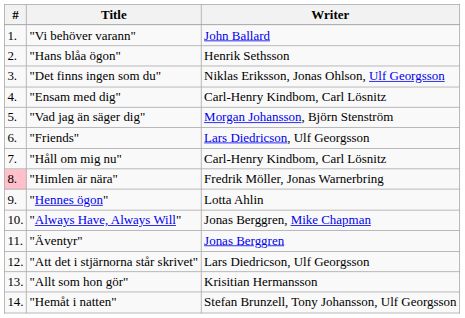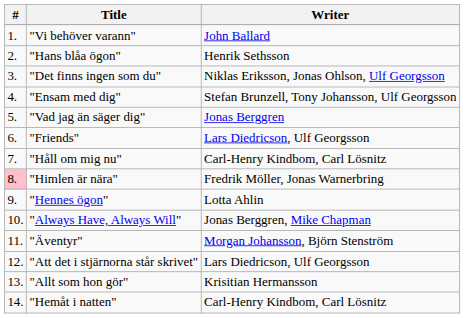(295, 96) Carl-Henry Kindbom, Carl Lösnitz -> (330, 96) Stefan Brunzell, Tony Johansson, Ulf Georgsson
(299, 117) Morgan Johansson, Björn Stenström -> (244, 117) Jonas Berggren
(244, 240) Jonas Berggren -> (299, 240) Morgan Johansson, Björn Stenström
(330, 302) Stefan Brunzell, Tony Johansson, Ulf Georgsson -> (295, 302) Carl-Henry Kindbom, Carl Lösnitz
